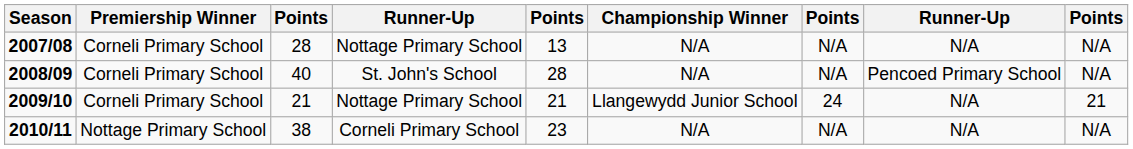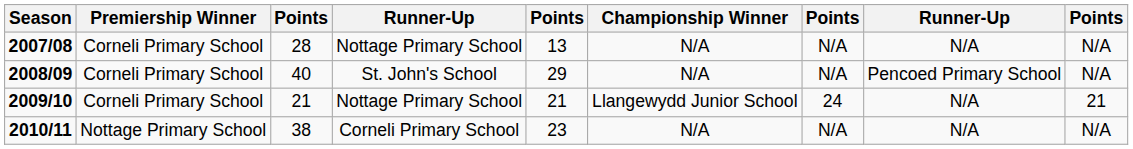(557, 74) 28 -> (557, 74) 29
